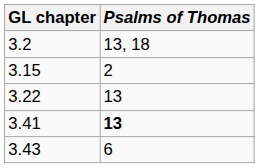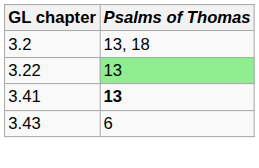- row: (25, 70)
(113, 96) no background -> (113, 70) lightgreen background
